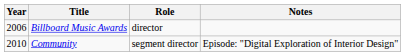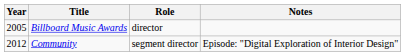(17, 28) 2006 -> (17, 28) 2005
(17, 43) 2010 -> (17, 43) 2012
